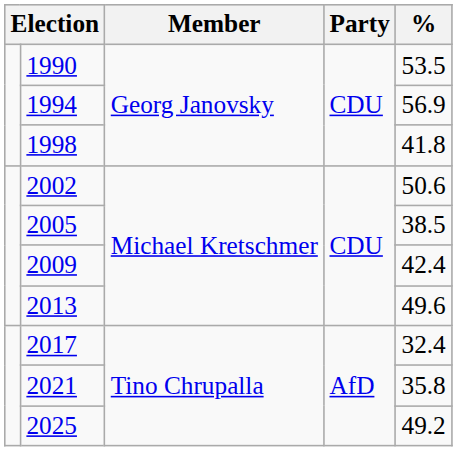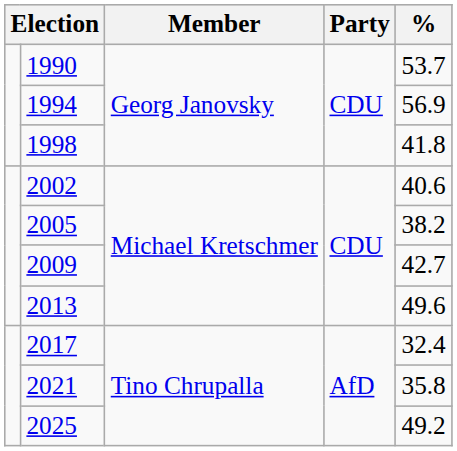(424, 64) 53.5 -> (424, 64) 53.7
(424, 184) 50.6 -> (424, 184) 40.6
(424, 225) 38.5 -> (424, 225) 38.2
(424, 265) 42.4 -> (424, 265) 42.7
